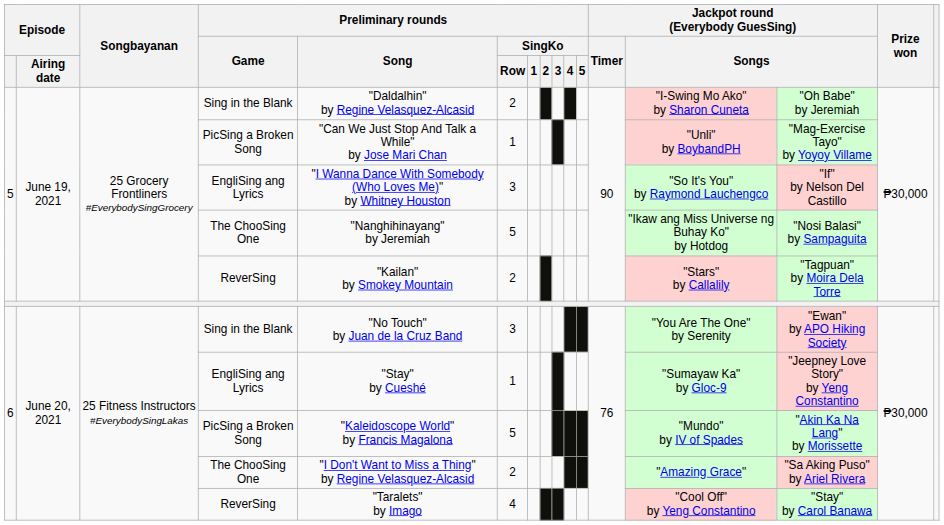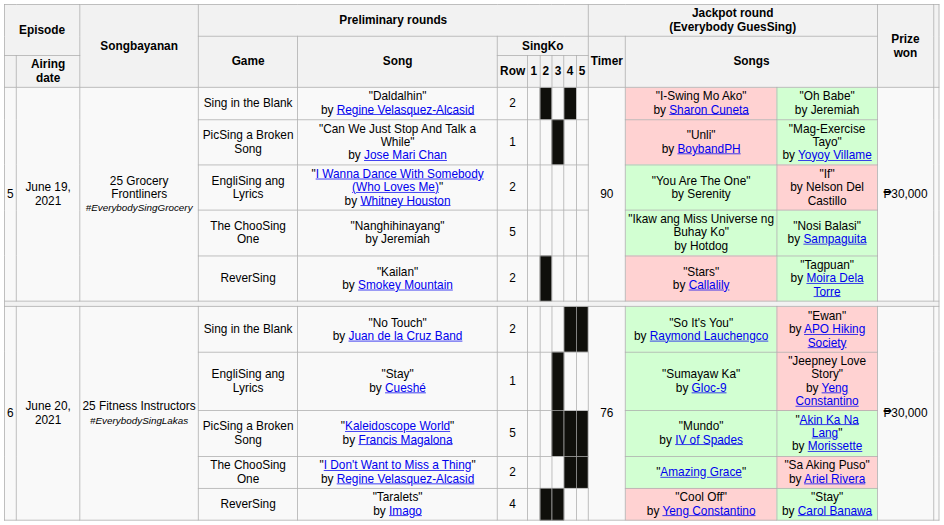(513, 187) 3 -> (513, 187) 2
(701, 187) "So It's You" by Raymond Lauchengco -> (701, 187) "You Are The One" by Serenity
(513, 329) 3 -> (513, 329) 2
(701, 329) "You Are The One" by Serenity -> (701, 329) "So It's You" by Raymond Lauchengco
